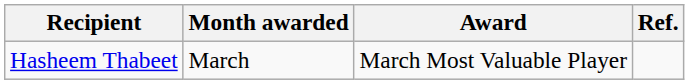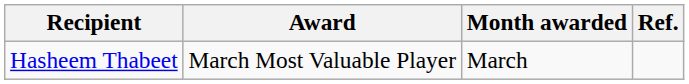columns swapped: (493, 23) <-> (269, 23)
